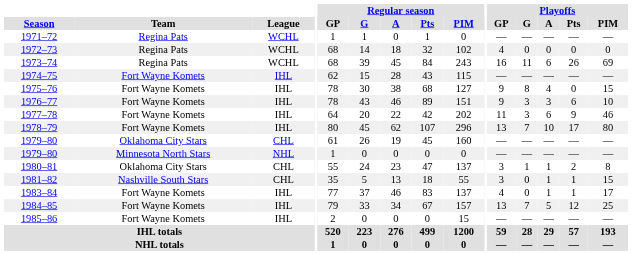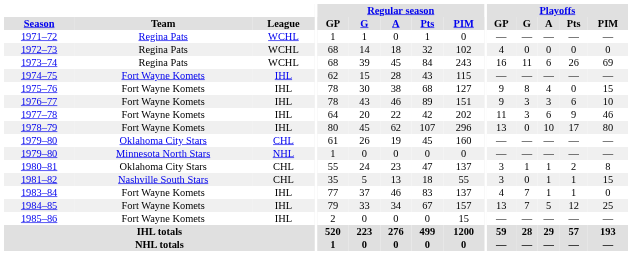(527, 127) 7 -> (527, 127) 0
(527, 192) 0 -> (527, 192) 7
(608, 192) 17 -> (608, 192) 0
